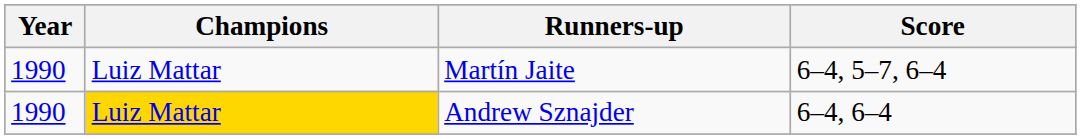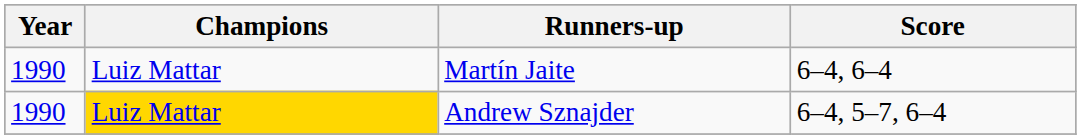(872, 69) 6–4, 5–7, 6–4 -> (844, 69) 6–4, 6–4
(844, 112) 6–4, 6–4 -> (872, 112) 6–4, 5–7, 6–4
